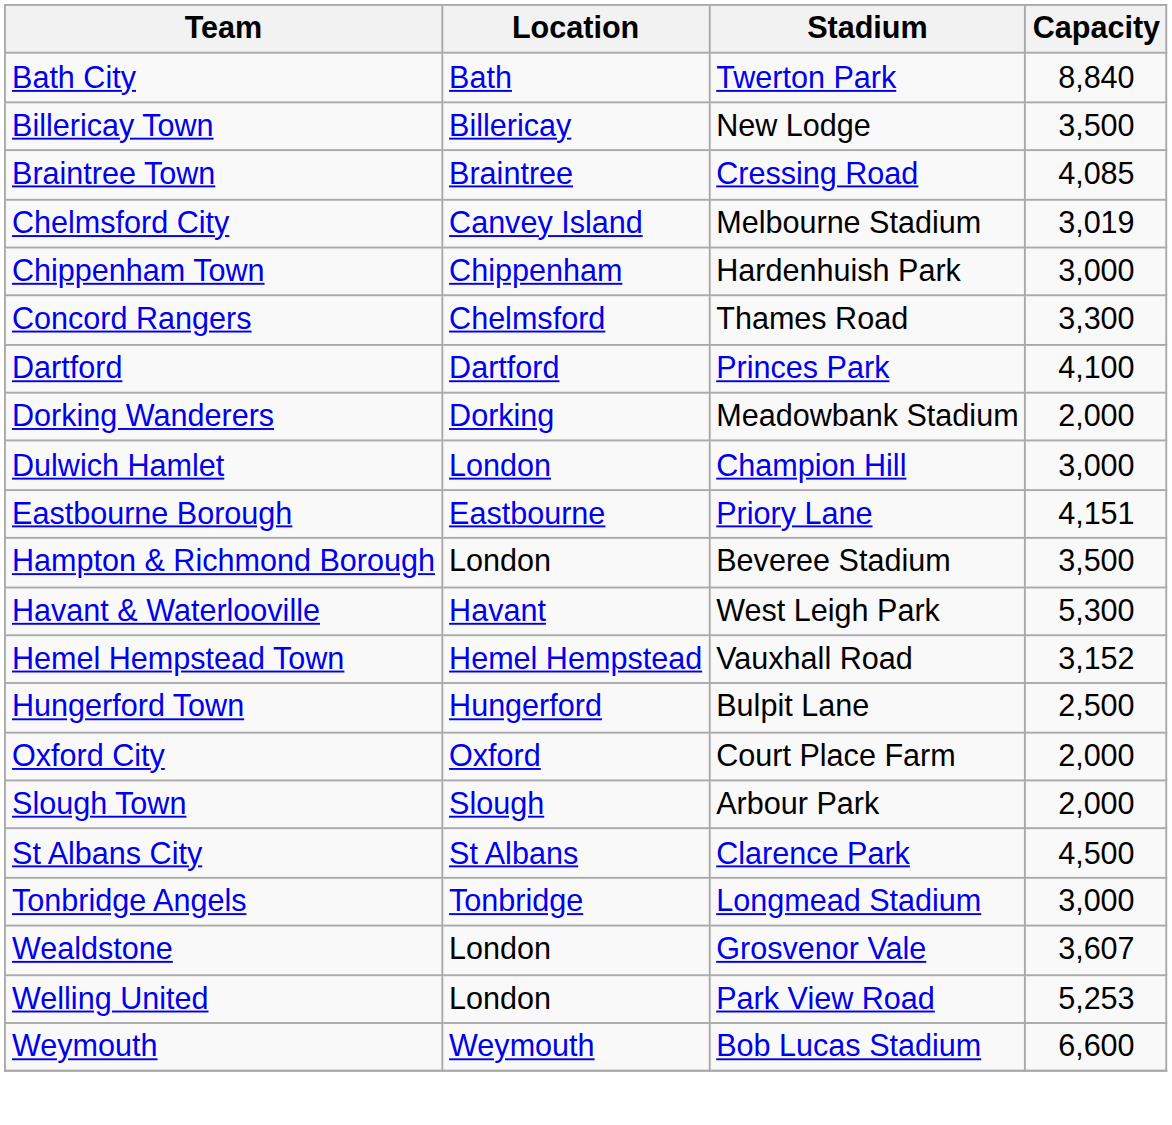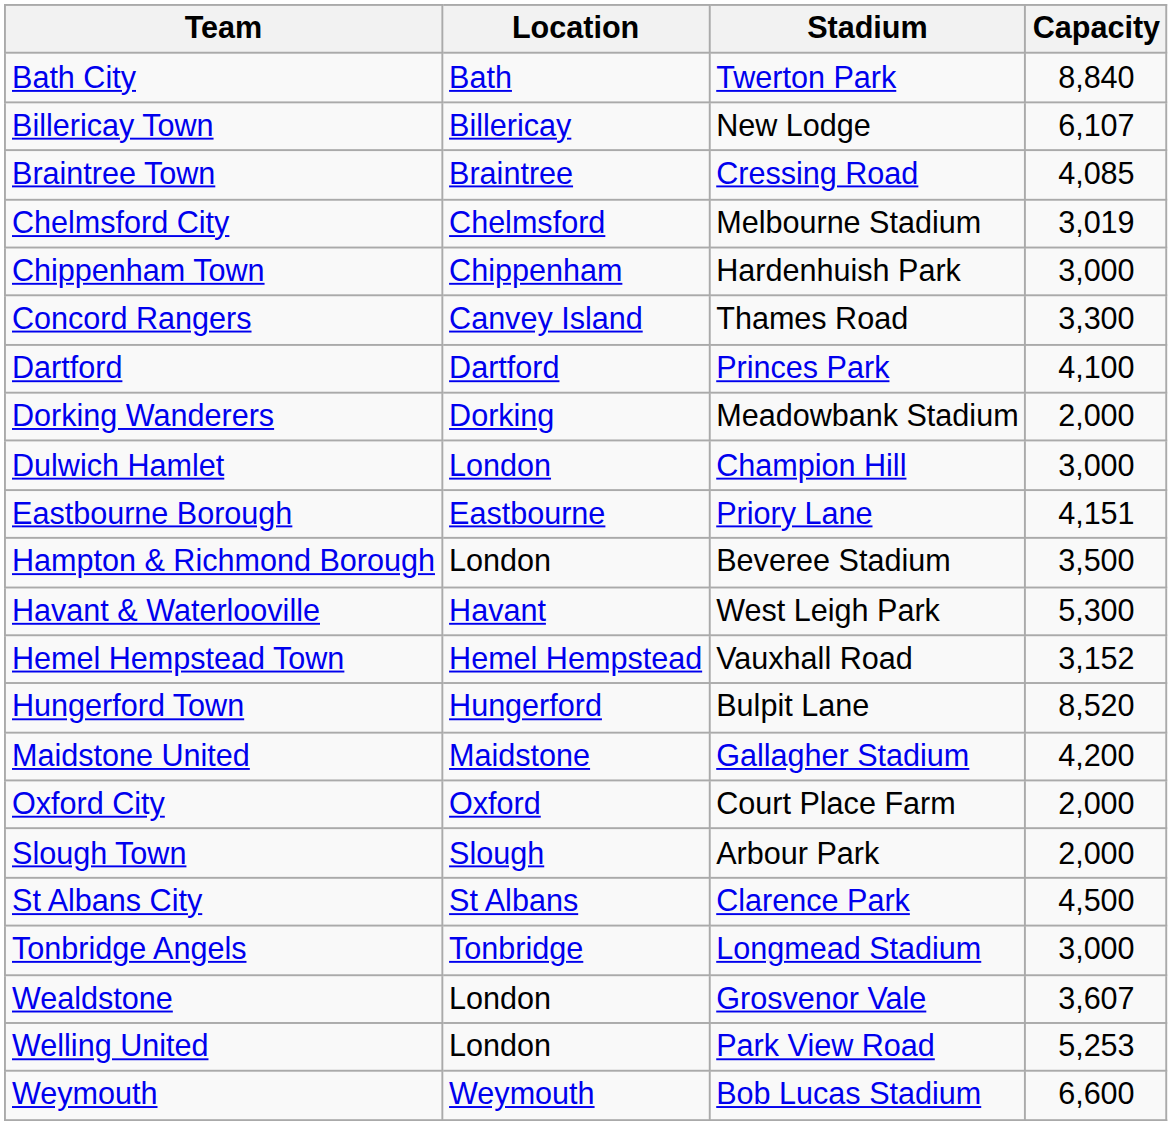(1096, 125) 3,500 -> (1096, 125) 6,107
(546, 222) Canvey Island -> (527, 222) Chelmsford
(527, 319) Chelmsford -> (546, 319) Canvey Island
(1096, 707) 2,500 -> (1096, 707) 8,520
+ row: (131, 755)
